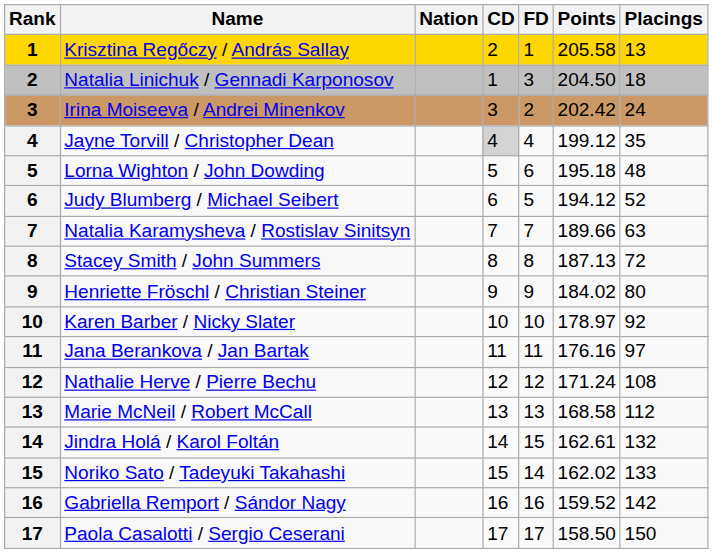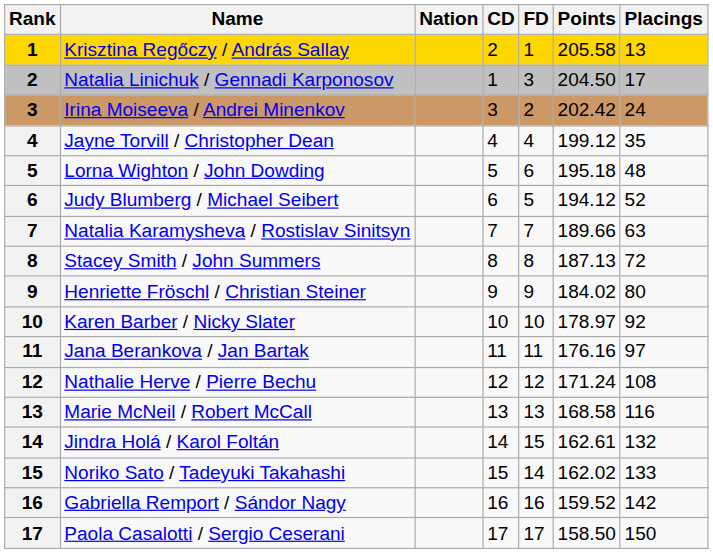(635, 79) 18 -> (635, 79) 17
(492, 140) lightgrey background -> (492, 140) no background
(640, 412) 112 -> (640, 412) 116
